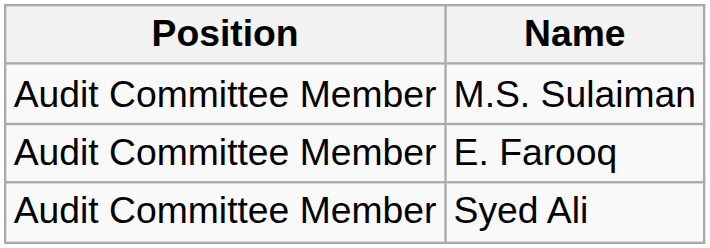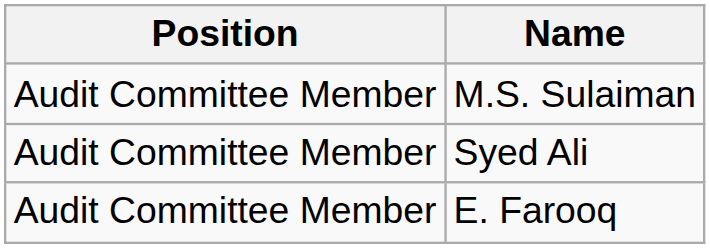rows swapped: (535, 152) <-> (521, 211)
